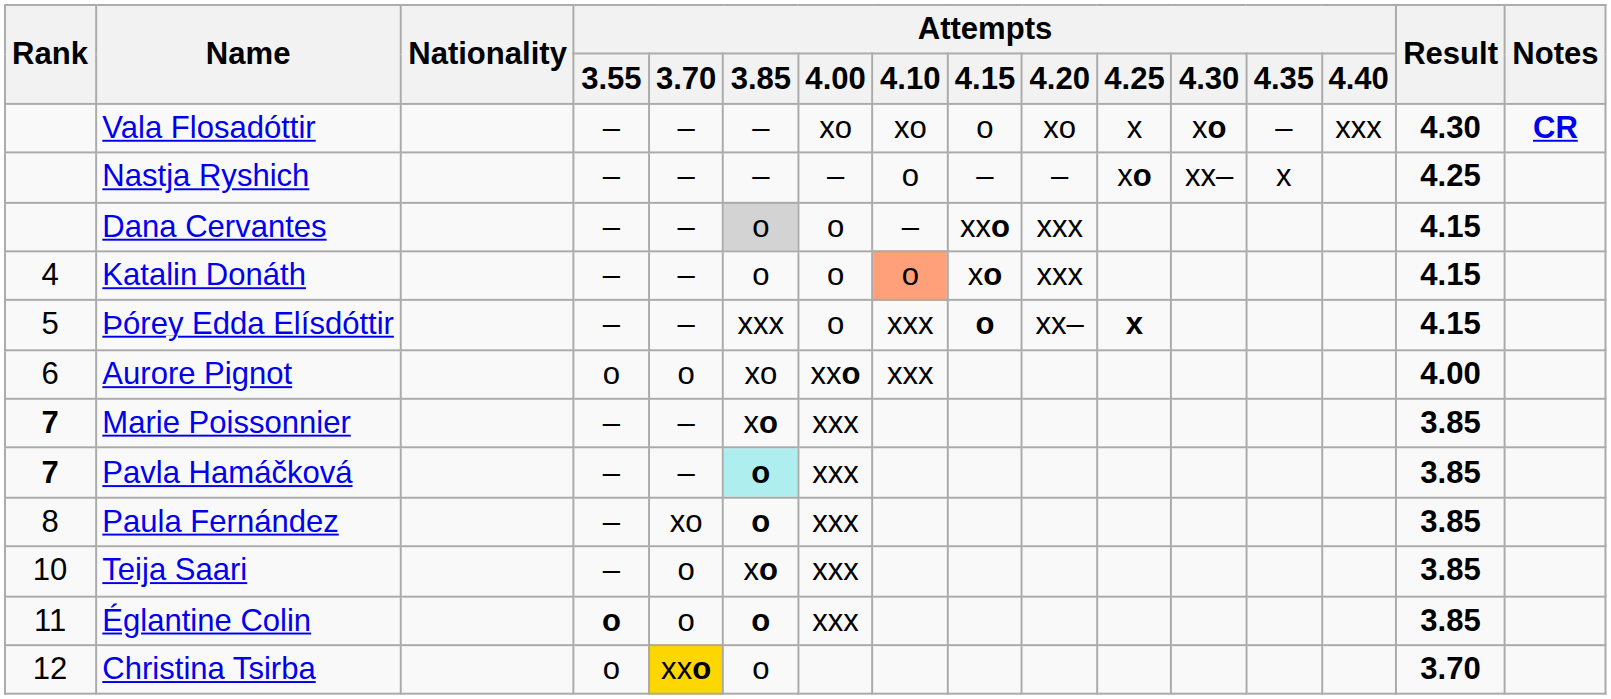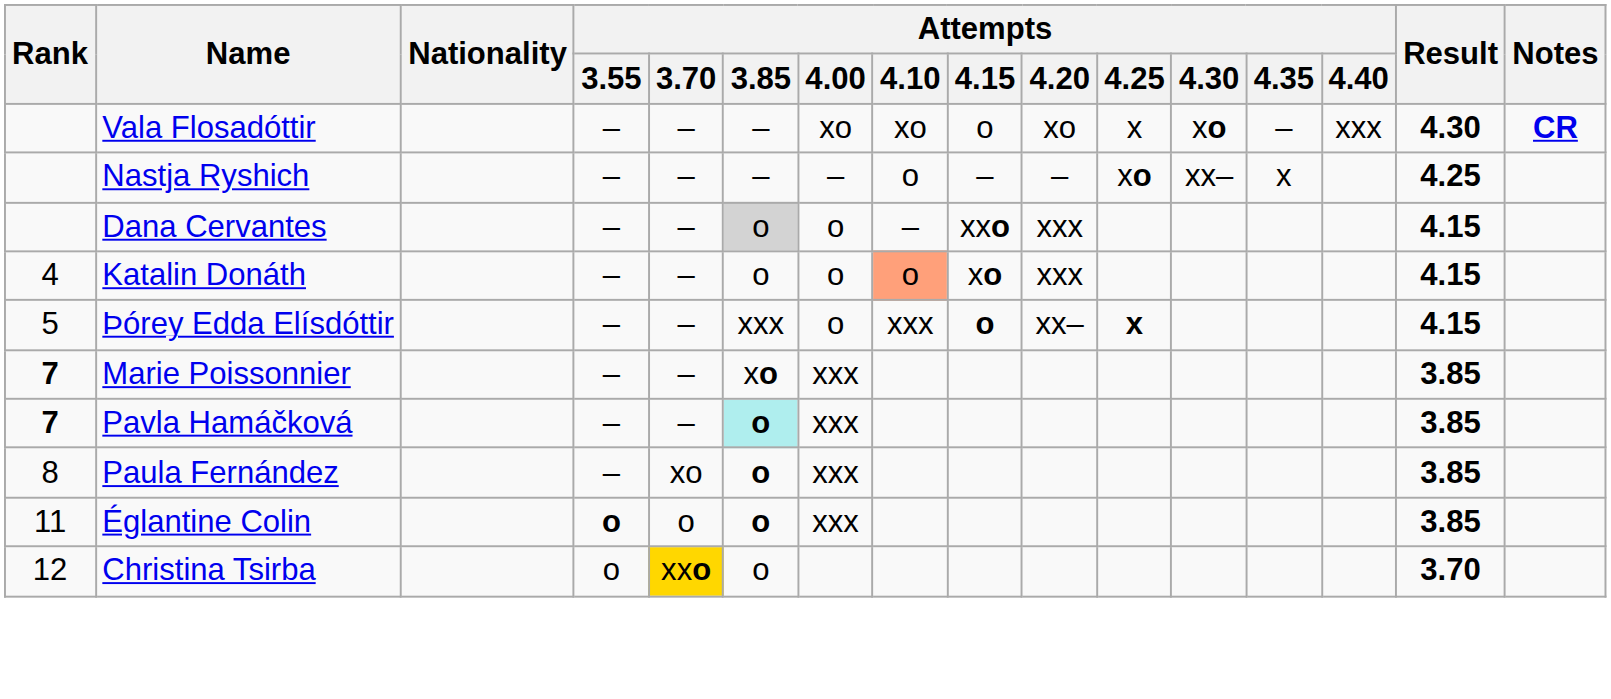- row: (197, 373)
- row: (175, 570)
